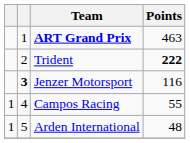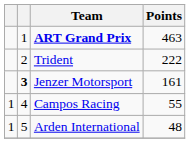(172, 59) bold -> (172, 59) normal
(172, 81) 116 -> (172, 81) 161
